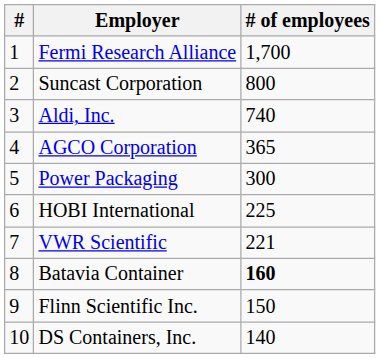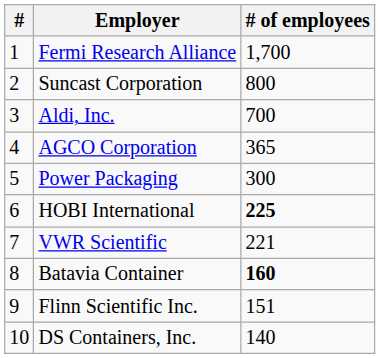(260, 115) 740 -> (260, 115) 700
(260, 210) normal -> (260, 210) bold
(260, 305) 150 -> (260, 305) 151
